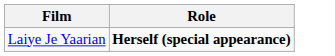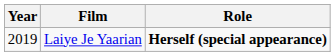+ column: (23, 16)
